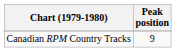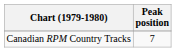(152, 39) 9 -> (152, 39) 7
